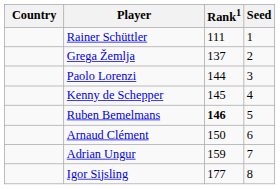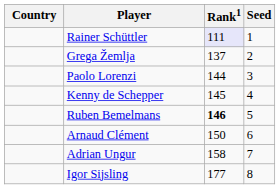(216, 37) no background -> (216, 37) lavender background
(216, 154) 159 -> (216, 154) 158
